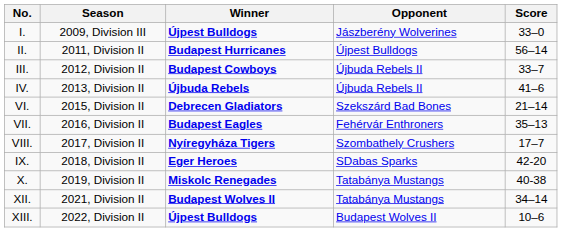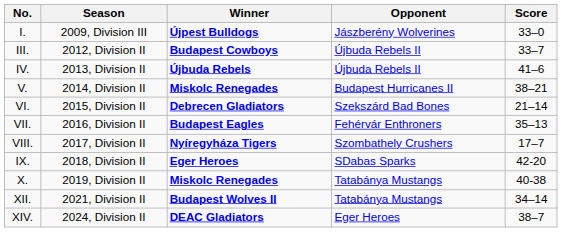- row: (22, 50)
+ row: (23, 87)
- row: (22, 217)
+ row: (23, 217)
